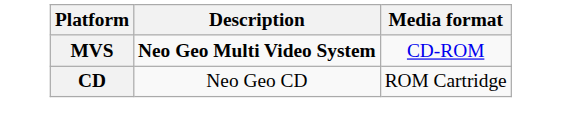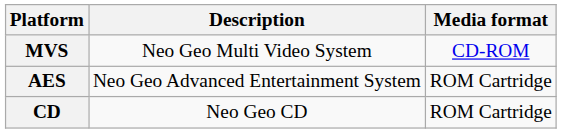(257, 50) bold -> (257, 50) normal
+ row: (47, 81)
